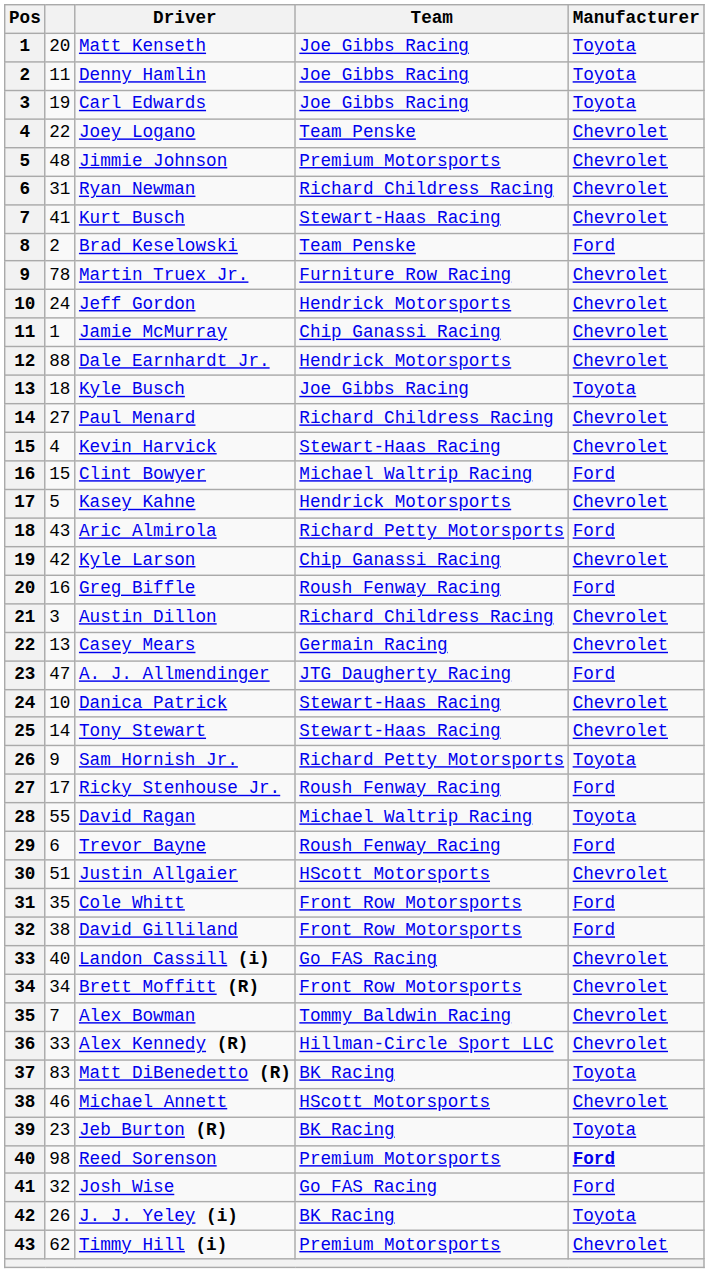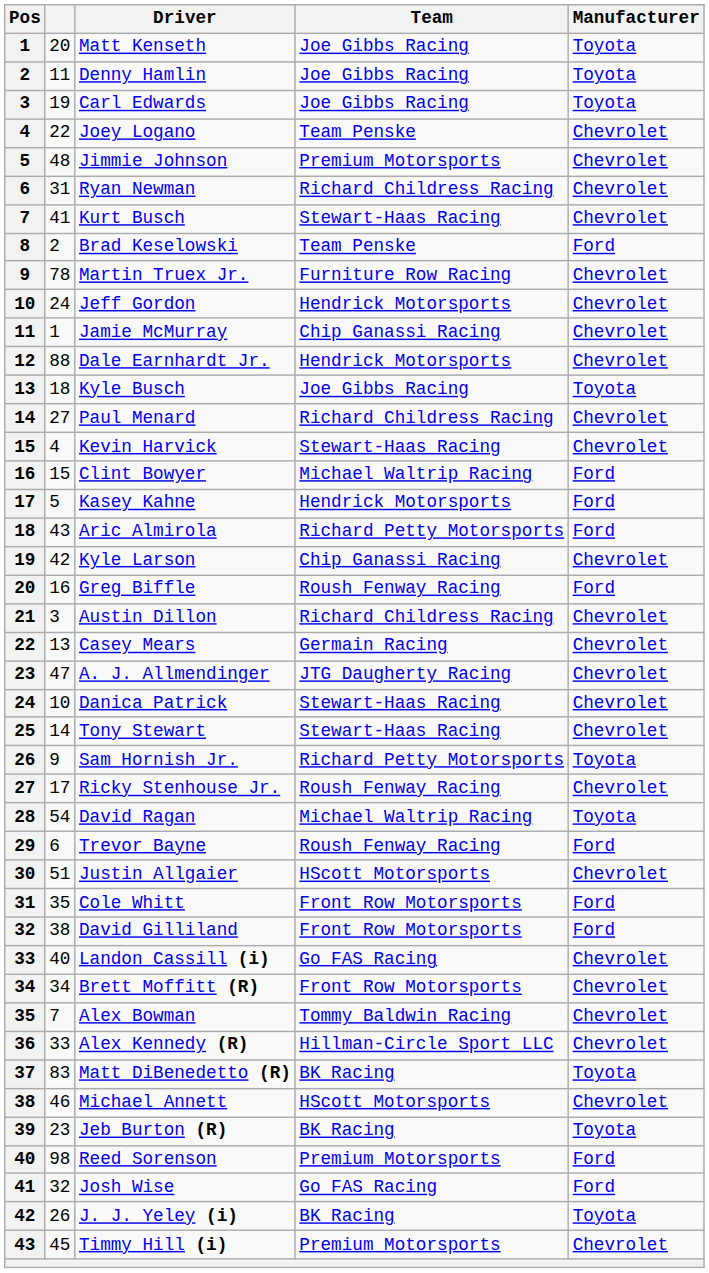(620, 504) Chevrolet -> (594, 504) Ford
(594, 675) Ford -> (620, 675) Chevrolet
(594, 789) Ford -> (620, 789) Chevrolet
(60, 818) 55 -> (60, 818) 54
(594, 1160) bold -> (594, 1160) normal
(60, 1245) 62 -> (60, 1245) 45
